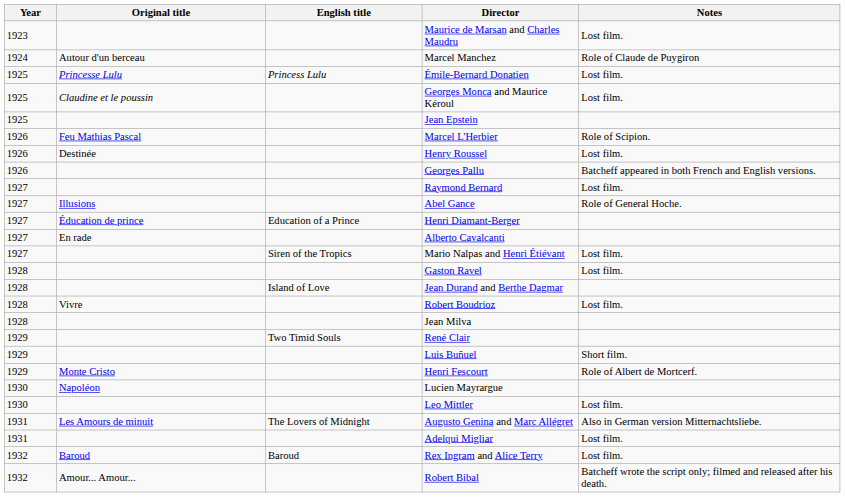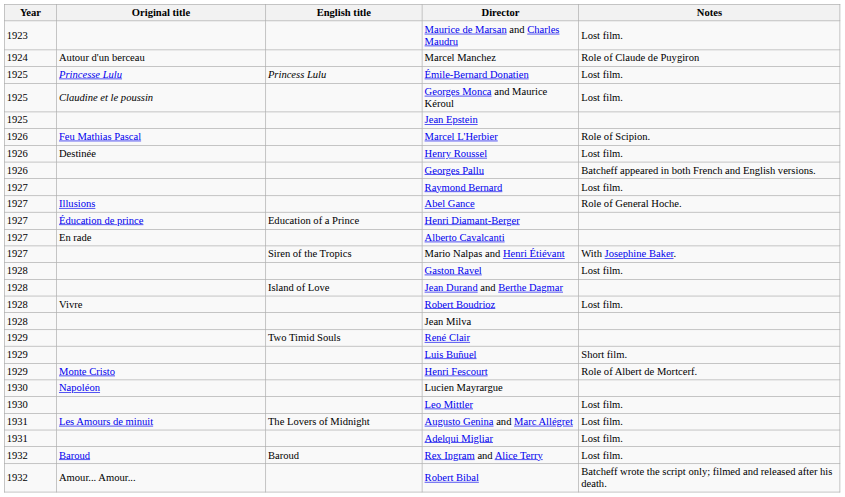(602, 254) Lost film. -> (629, 254) With Josephine Baker.
(671, 421) Also in German version Mitternachtsliebe. -> (602, 421) Lost film.
